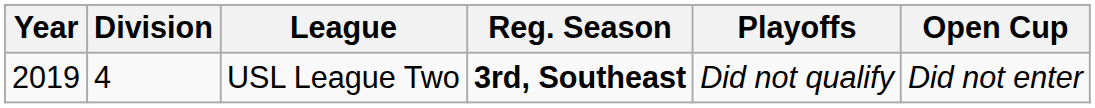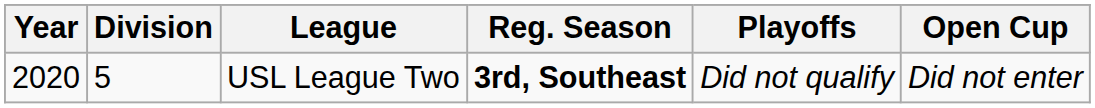(46, 77) 2019 -> (46, 77) 2020
(103, 77) 4 -> (103, 77) 5
